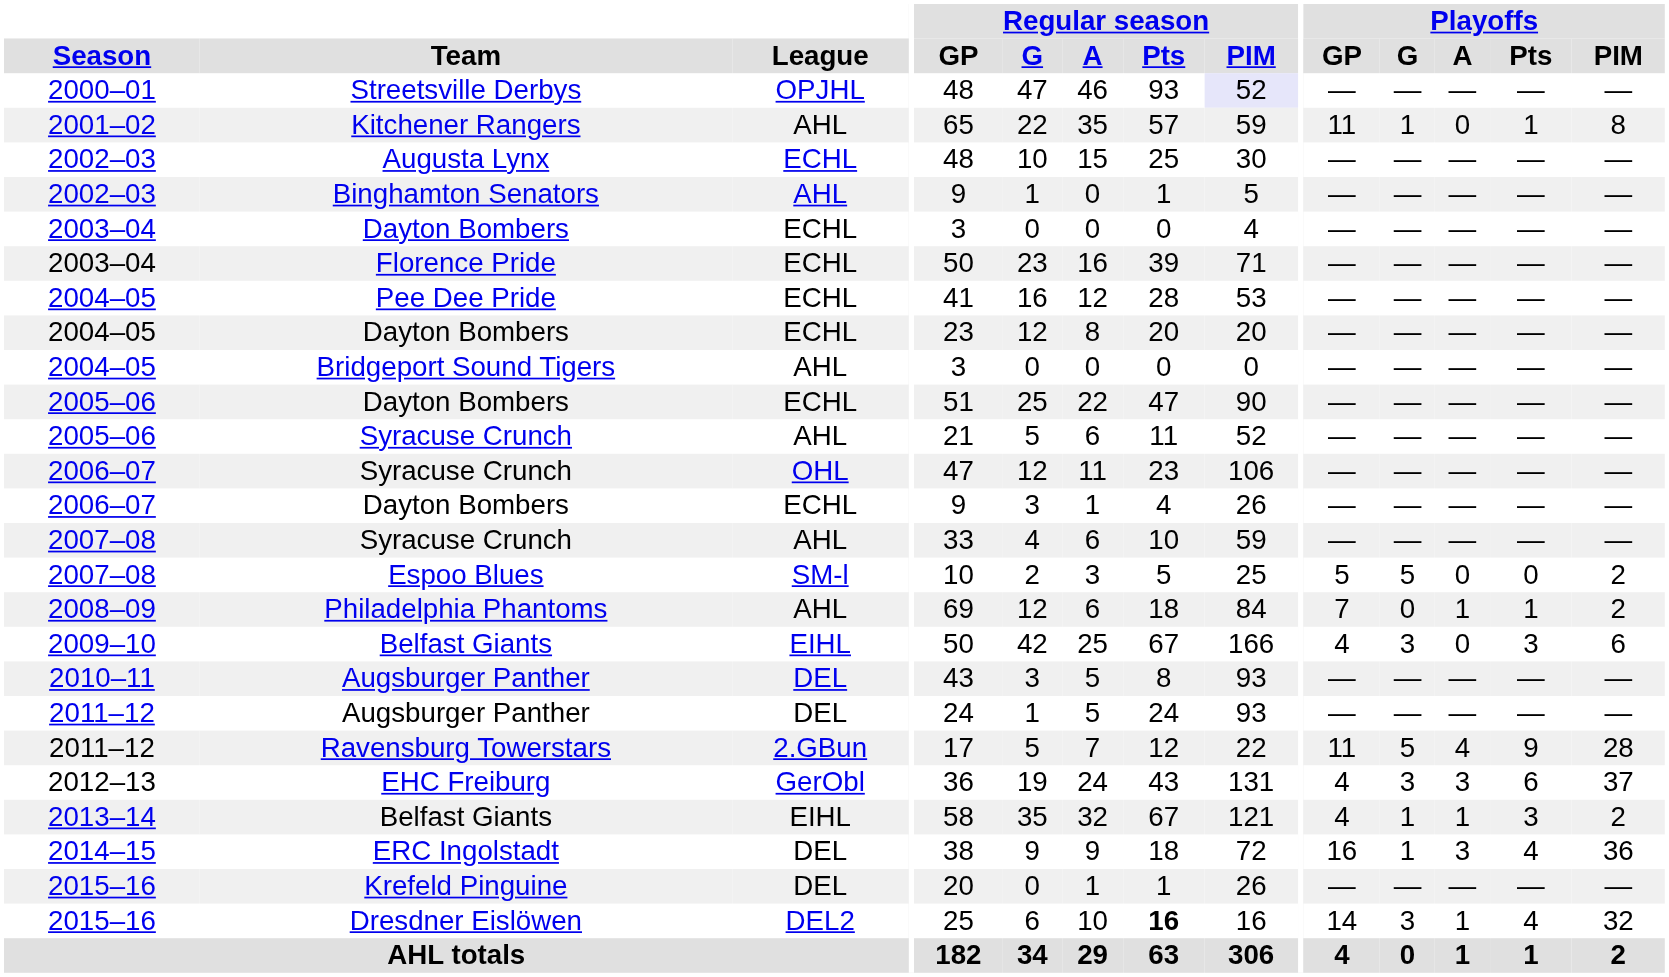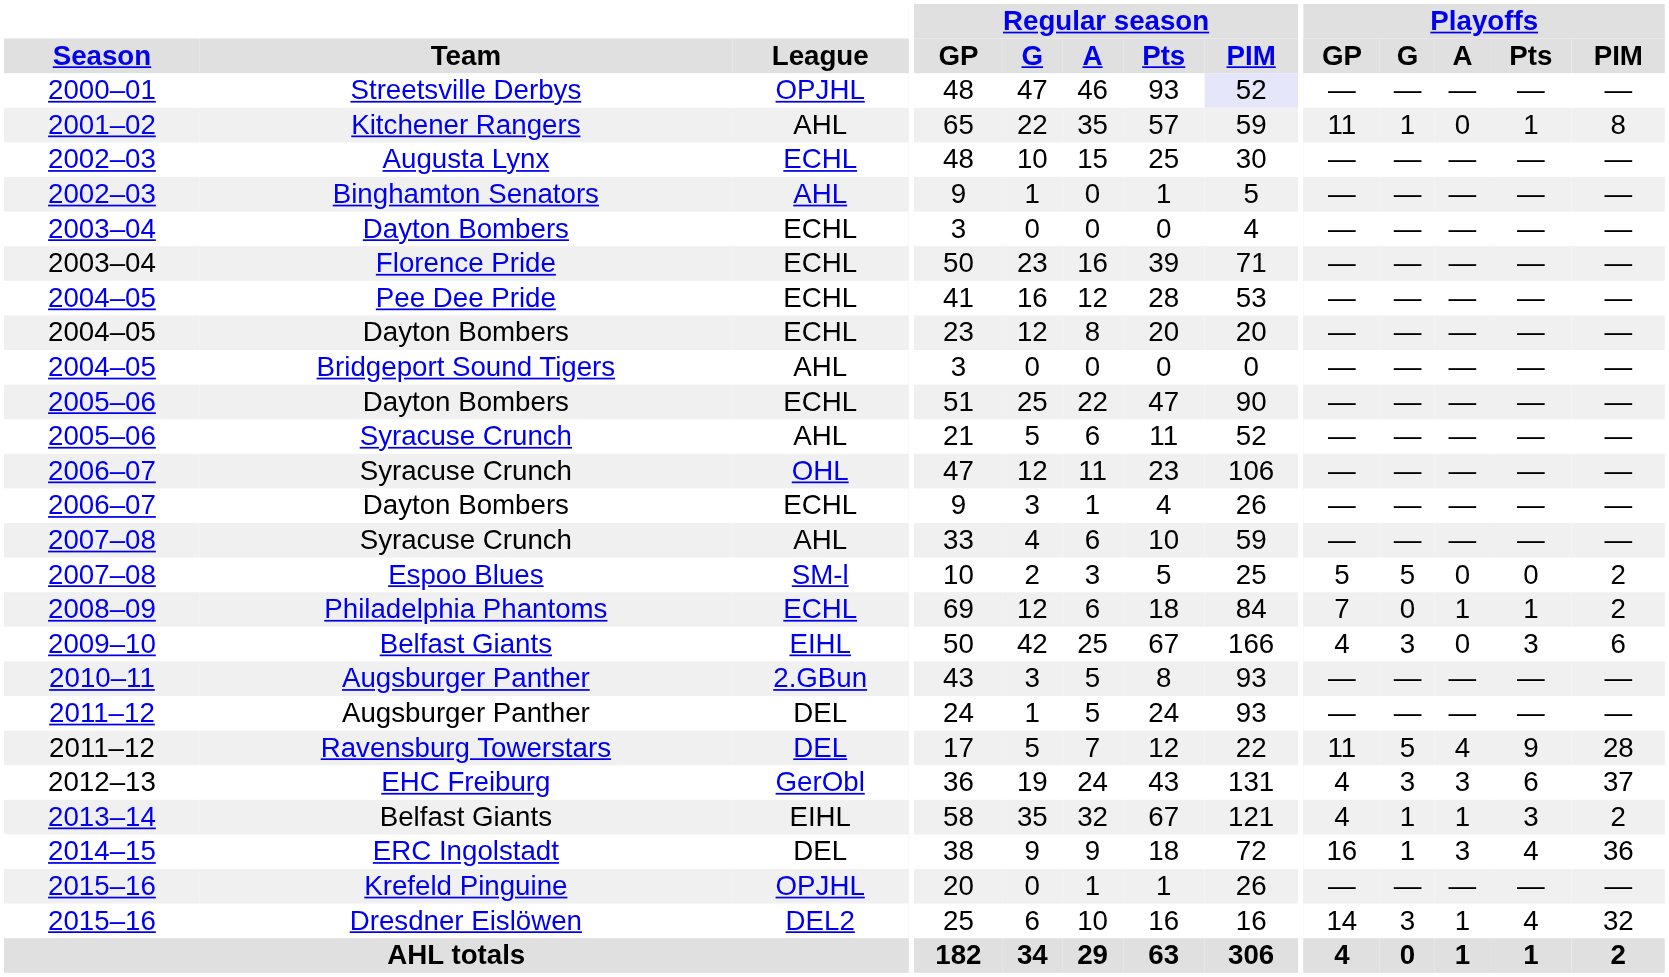(820, 609) AHL -> (820, 609) ECHL
(820, 678) DEL -> (820, 678) 2.GBun
(820, 747) 2.GBun -> (820, 747) DEL
(820, 885) DEL -> (820, 885) OPJHL
(1164, 920) bold -> (1164, 920) normal
